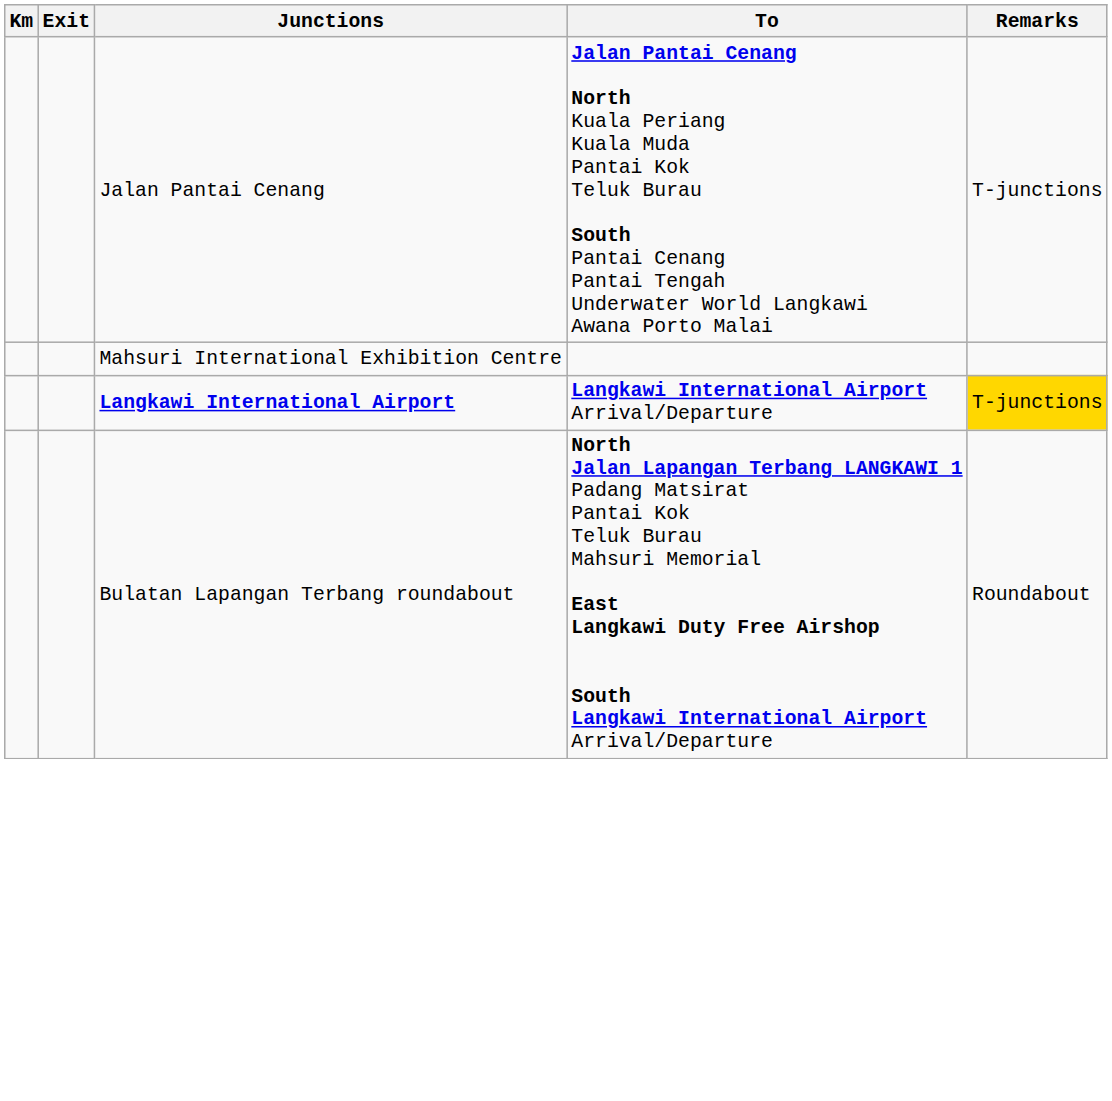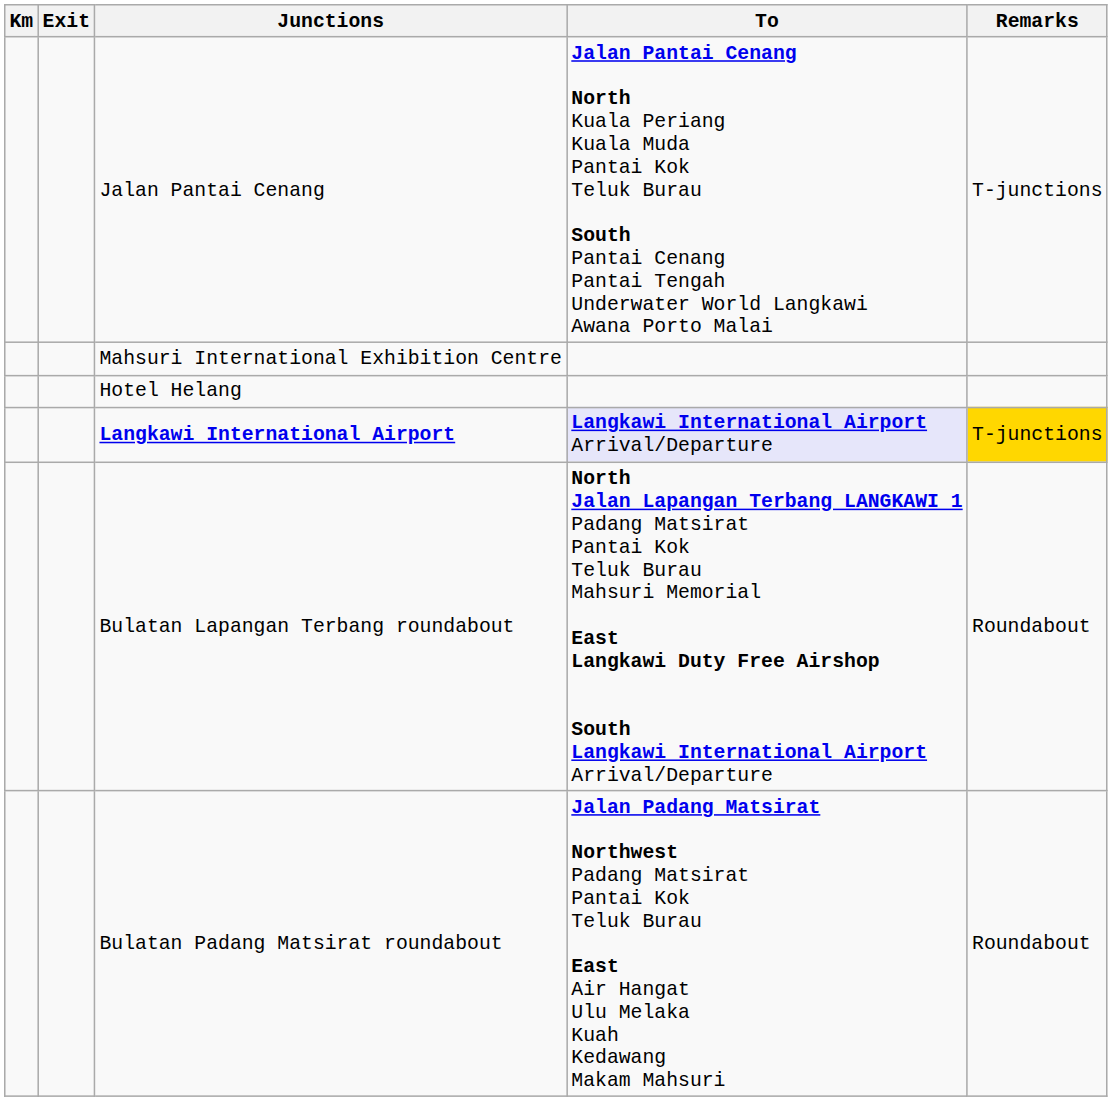+ row: (171, 391)
(749, 402) no background -> (749, 435) lavender background
+ row: (301, 944)
